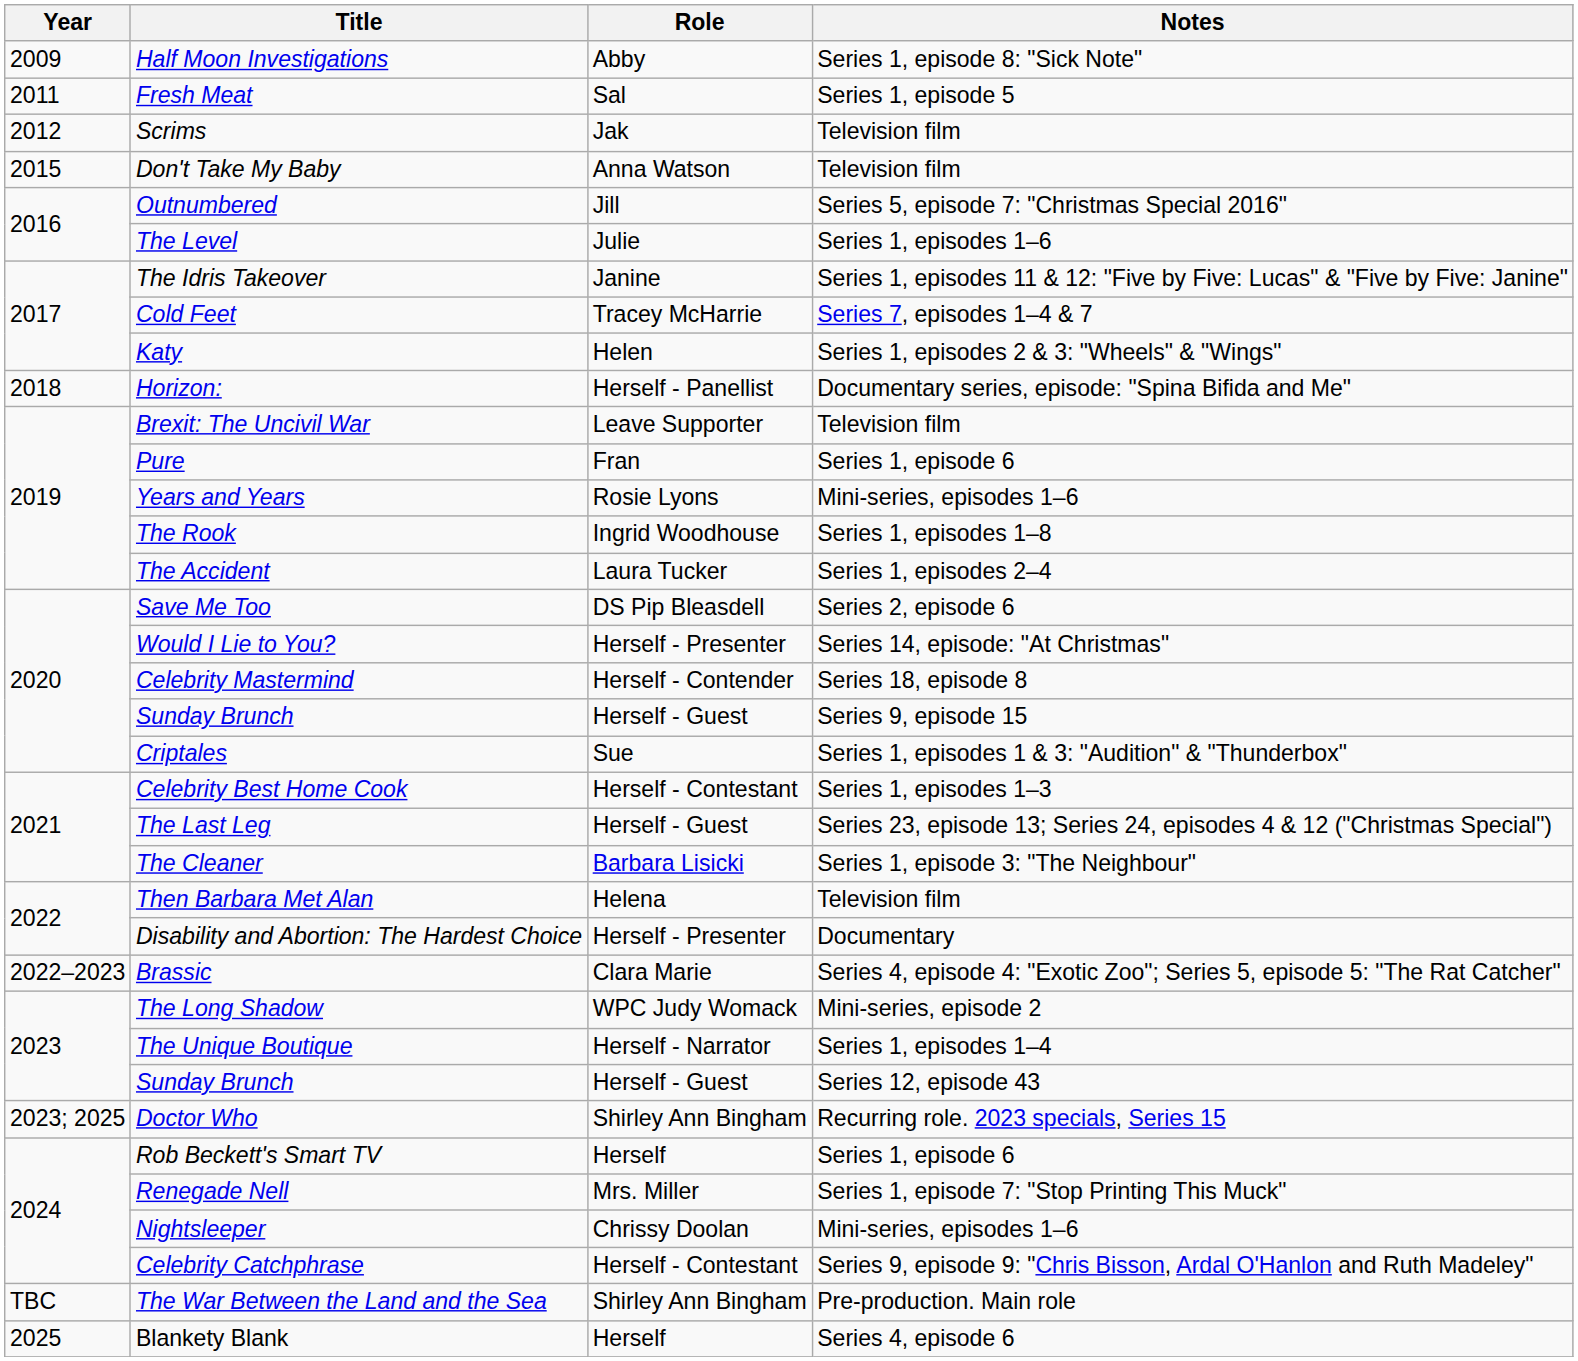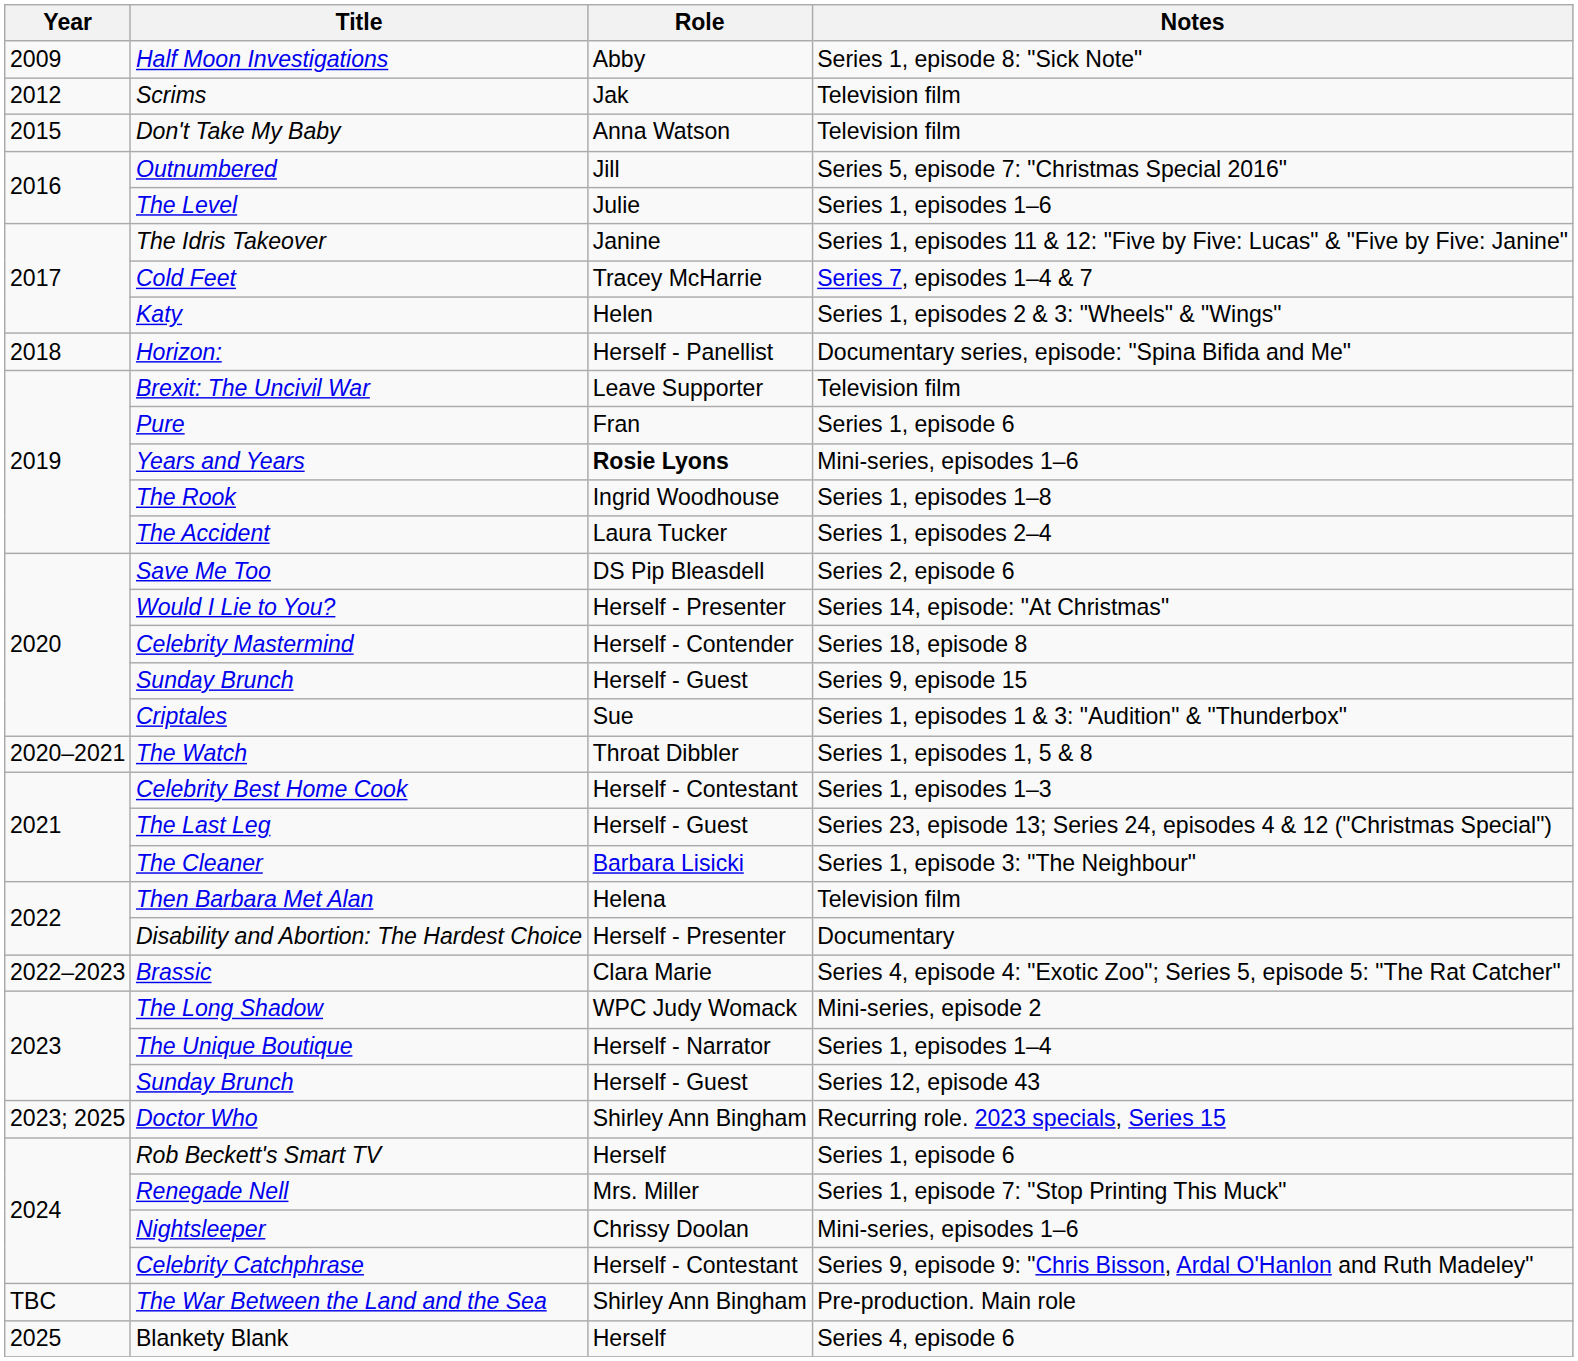- row: (194, 95)
(656, 497) normal -> (661, 461) bold
+ row: (191, 753)
